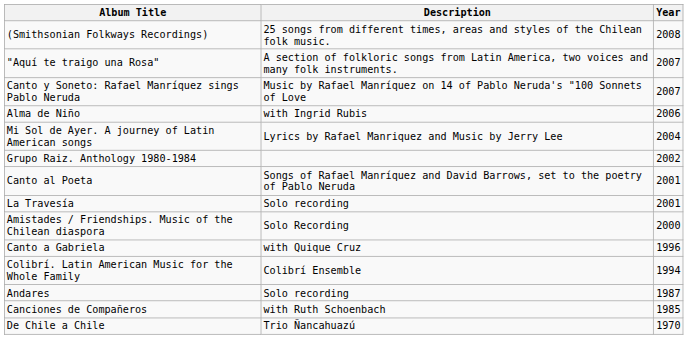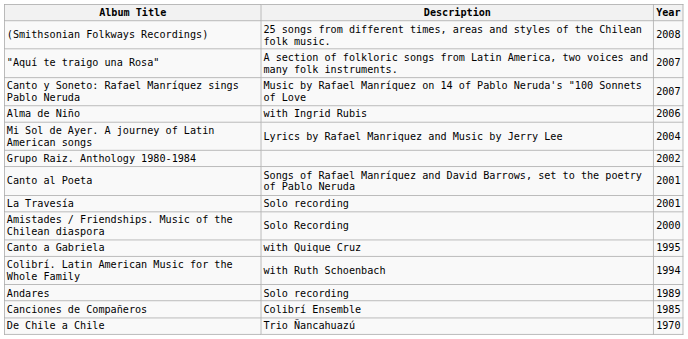(668, 248) 1996 -> (668, 248) 1995
(312, 270) Colibrí Ensemble -> (325, 270) with Ruth Schoenbach
(668, 293) 1987 -> (668, 293) 1989
(325, 309) with Ruth Schoenbach -> (312, 309) Colibrí Ensemble
